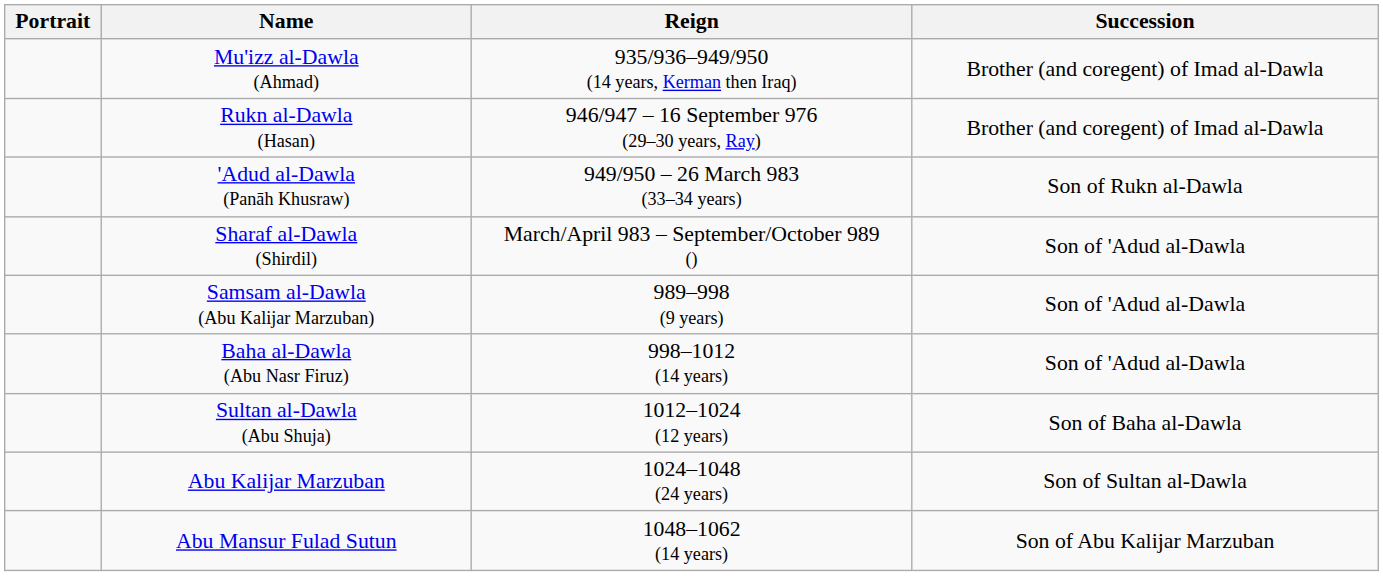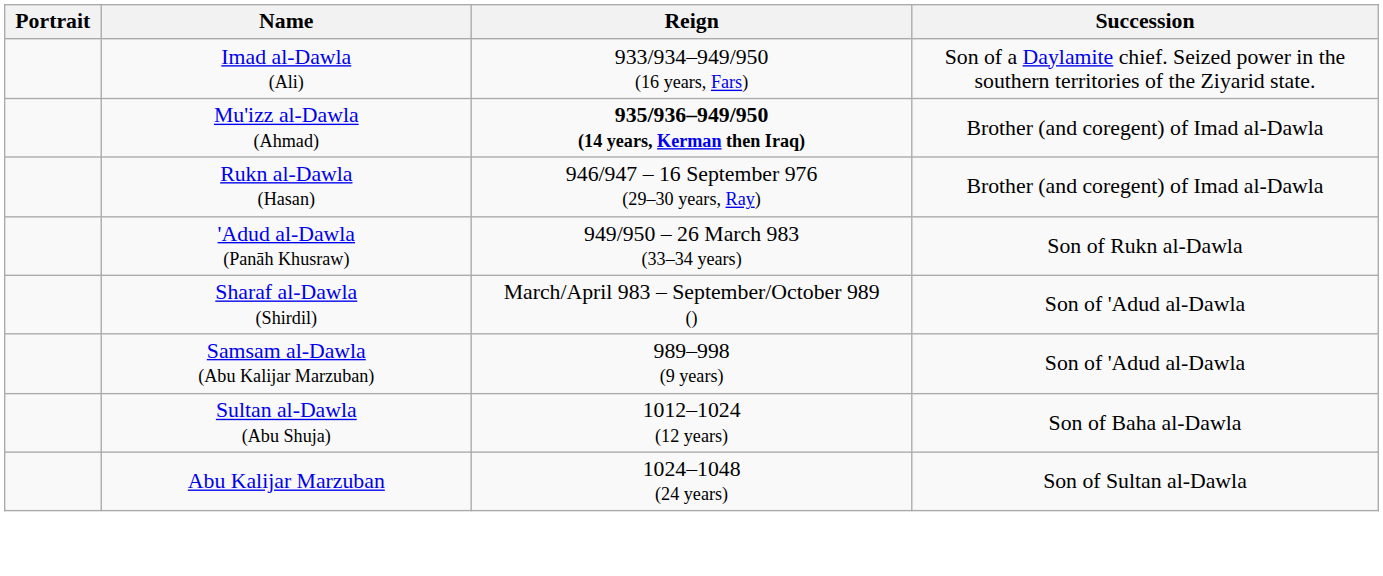+ row: (286, 68)
(692, 68) normal -> (692, 127) bold
- row: (286, 363)
- row: (286, 540)
